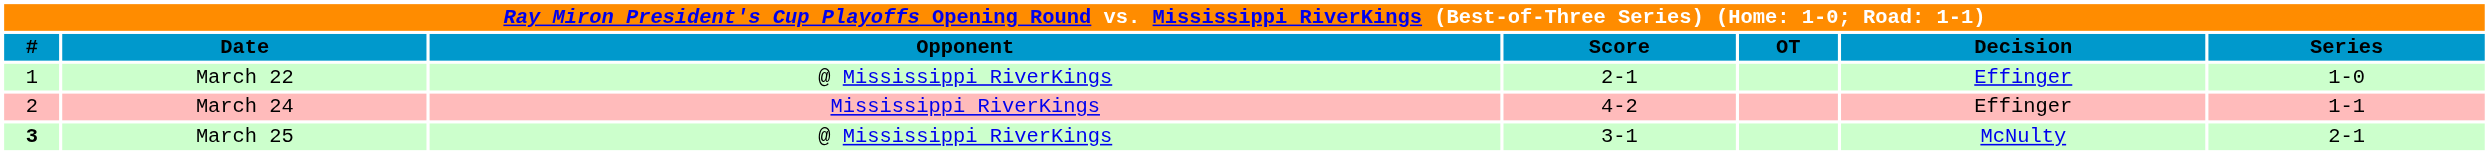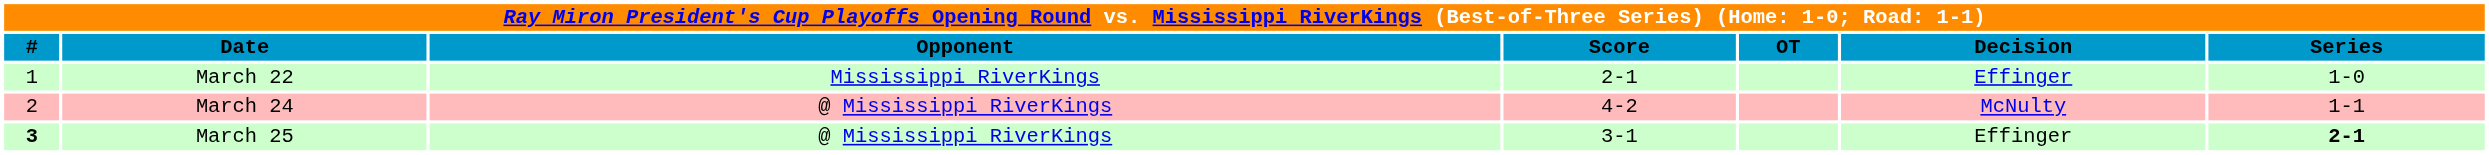(965, 77) @ Mississippi RiverKings -> (965, 77) Mississippi RiverKings
(965, 107) Mississippi RiverKings -> (965, 107) @ Mississippi RiverKings
(2023, 107) Effinger -> (2023, 107) McNulty
(2023, 137) McNulty -> (2023, 137) Effinger
(2347, 137) normal -> (2347, 137) bold
